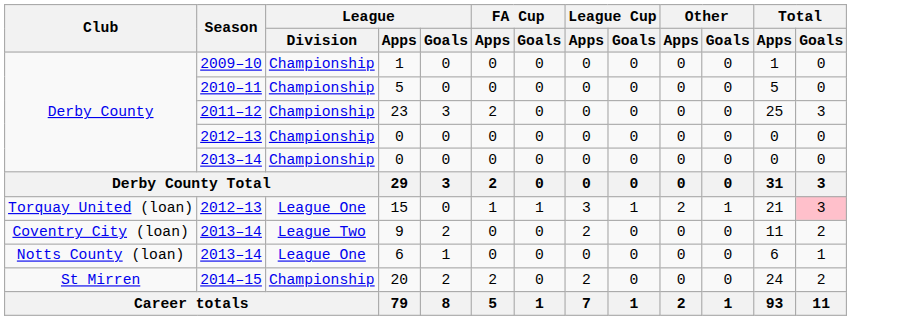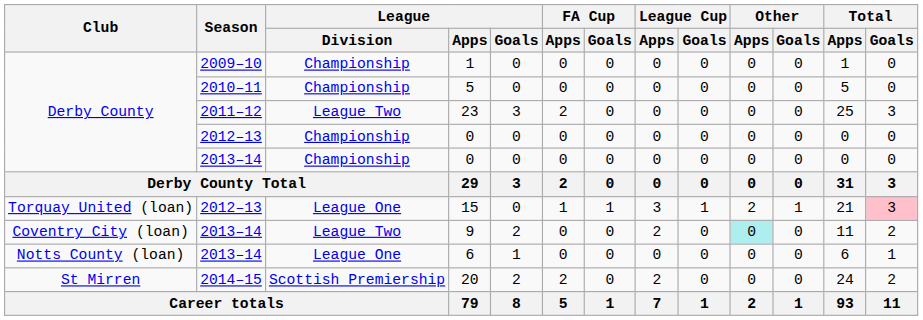(322, 112) Championship -> (357, 112) League Two
(681, 232) no background -> (752, 232) paleturquoise background
(322, 280) Championship -> (357, 280) Scottish Premiership
